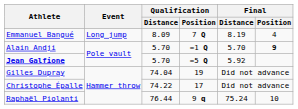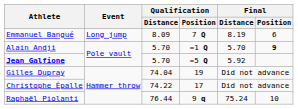(274, 35) 4 -> (274, 35) 6
